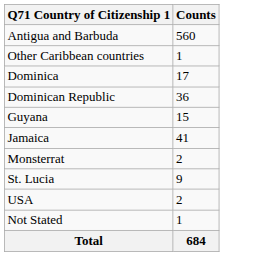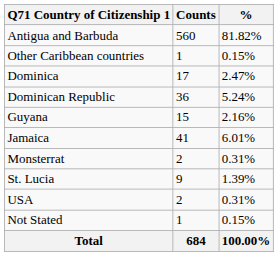+ column: (246, 14)
